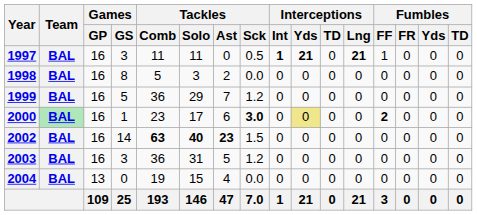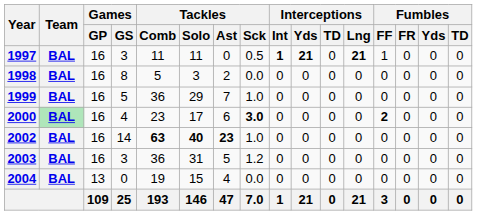(254, 96) 1.2 -> (254, 96) 1.0
(124, 117) 1 -> (124, 117) 4
(306, 117) khaki background -> (306, 117) no background
(254, 138) 1.5 -> (254, 138) 1.0
